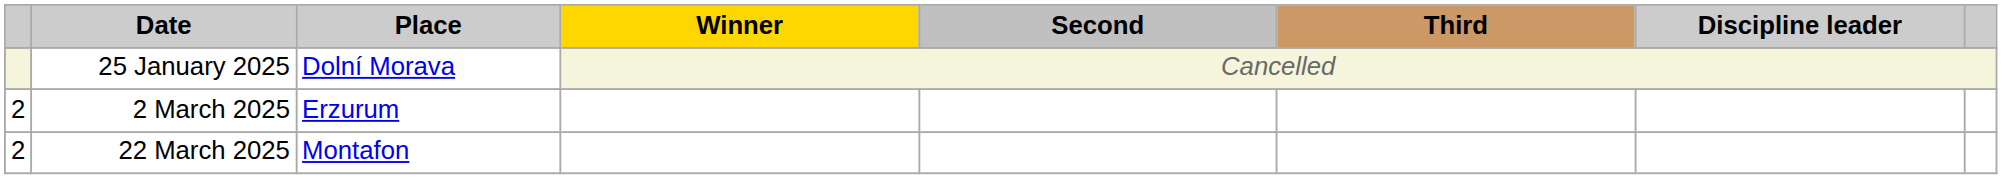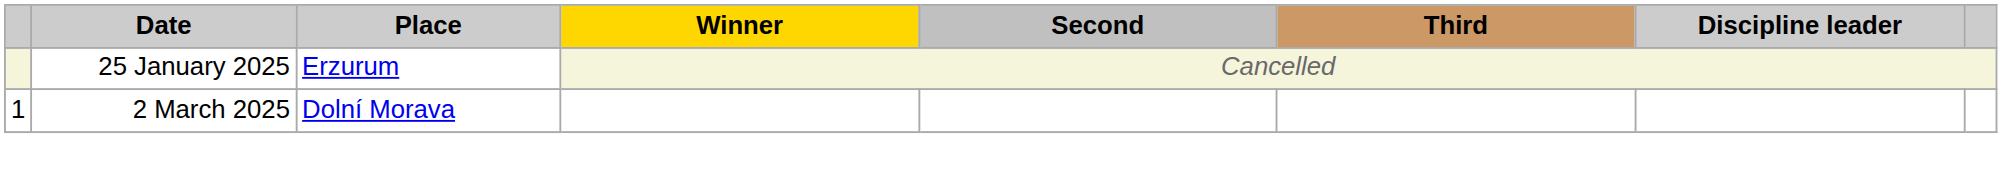(379, 67) Dolní Morava -> (351, 67) Erzurum
(18, 109) 2 -> (18, 109) 1
(351, 109) Erzurum -> (379, 109) Dolní Morava
- row: (204, 151)
